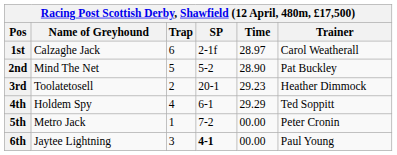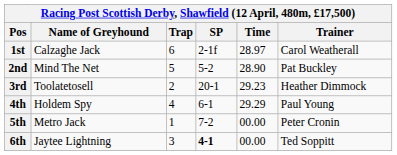(308, 104) Ted Soppitt -> (307, 104) Paul Young
(307, 141) Paul Young -> (308, 141) Ted Soppitt
